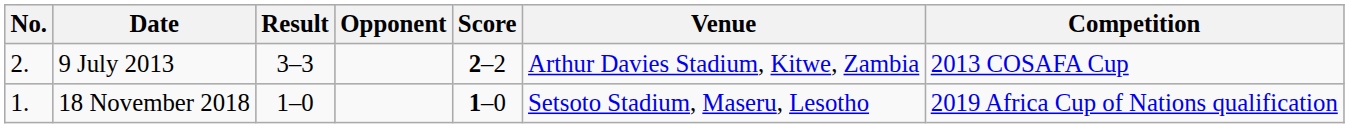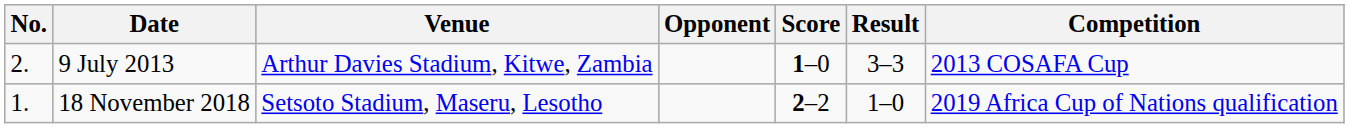columns swapped: (724, 24) <-> (295, 24)
(487, 63) 2–2 -> (811, 63) 1–0
(487, 102) 1–0 -> (811, 102) 2–2
